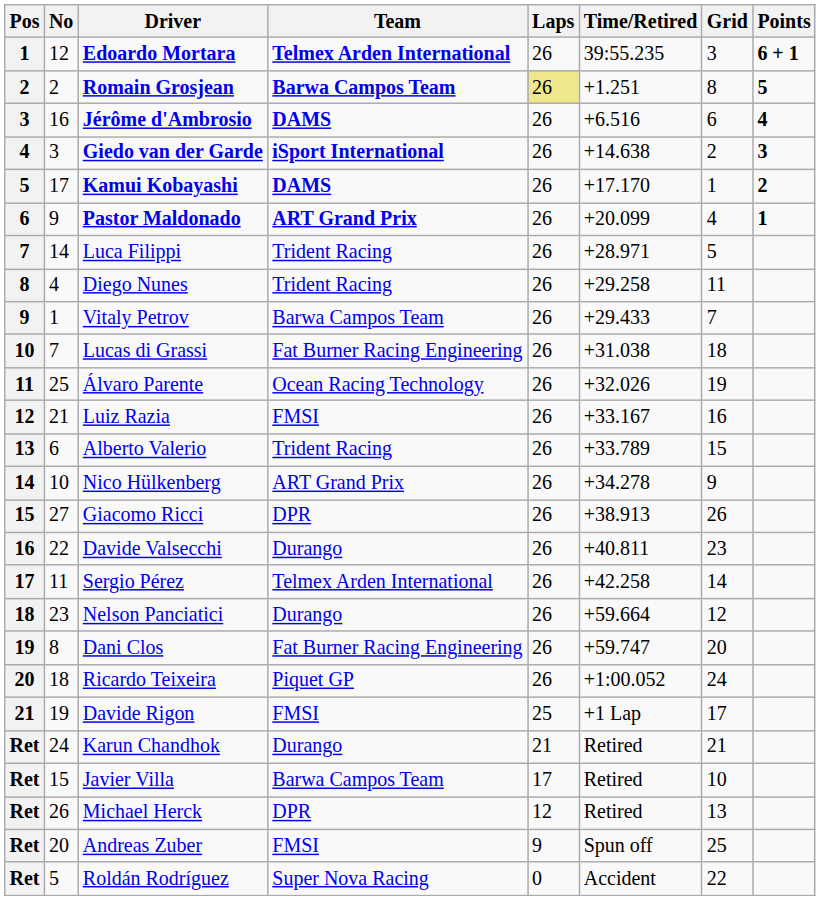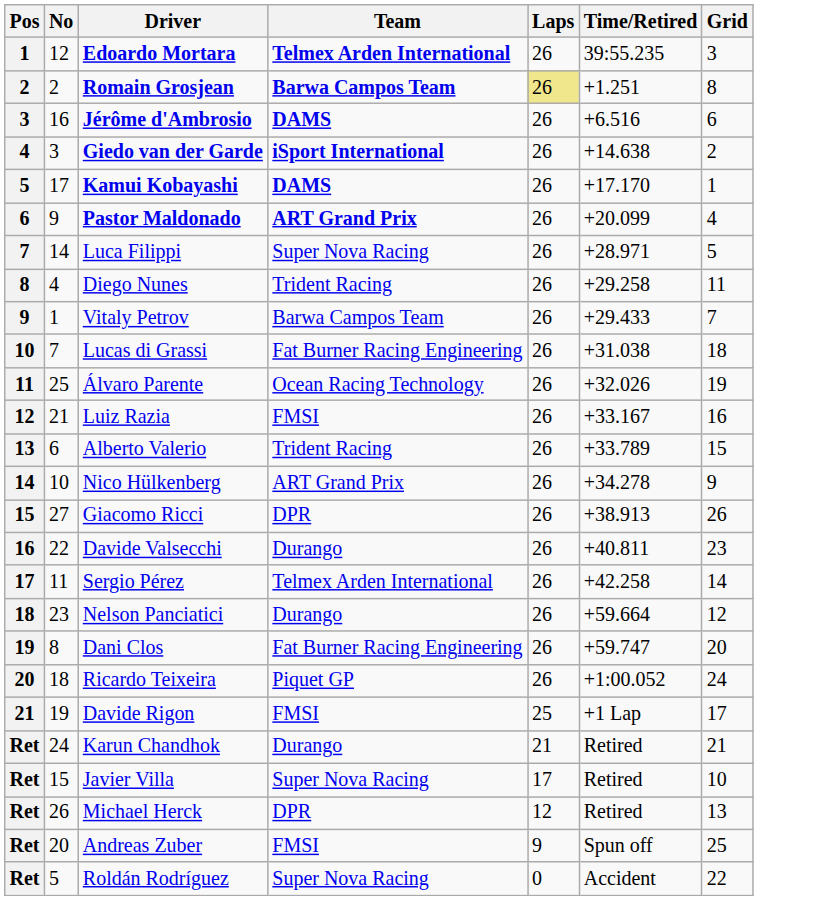- column: (784, 20)
(332, 251) Trident Racing -> (351, 251) Super Nova Racing
(358, 779) Barwa Campos Team -> (351, 779) Super Nova Racing
